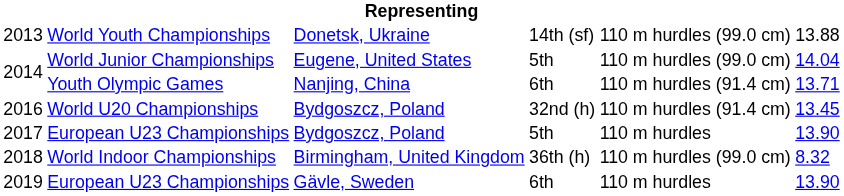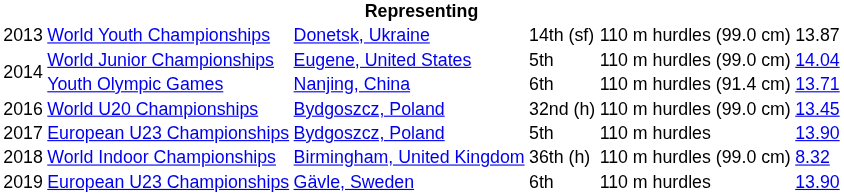(817, 35) 13.88 -> (817, 35) 13.87
(695, 108) 110 m hurdles (91.4 cm) -> (695, 108) 110 m hurdles (99.0 cm)
